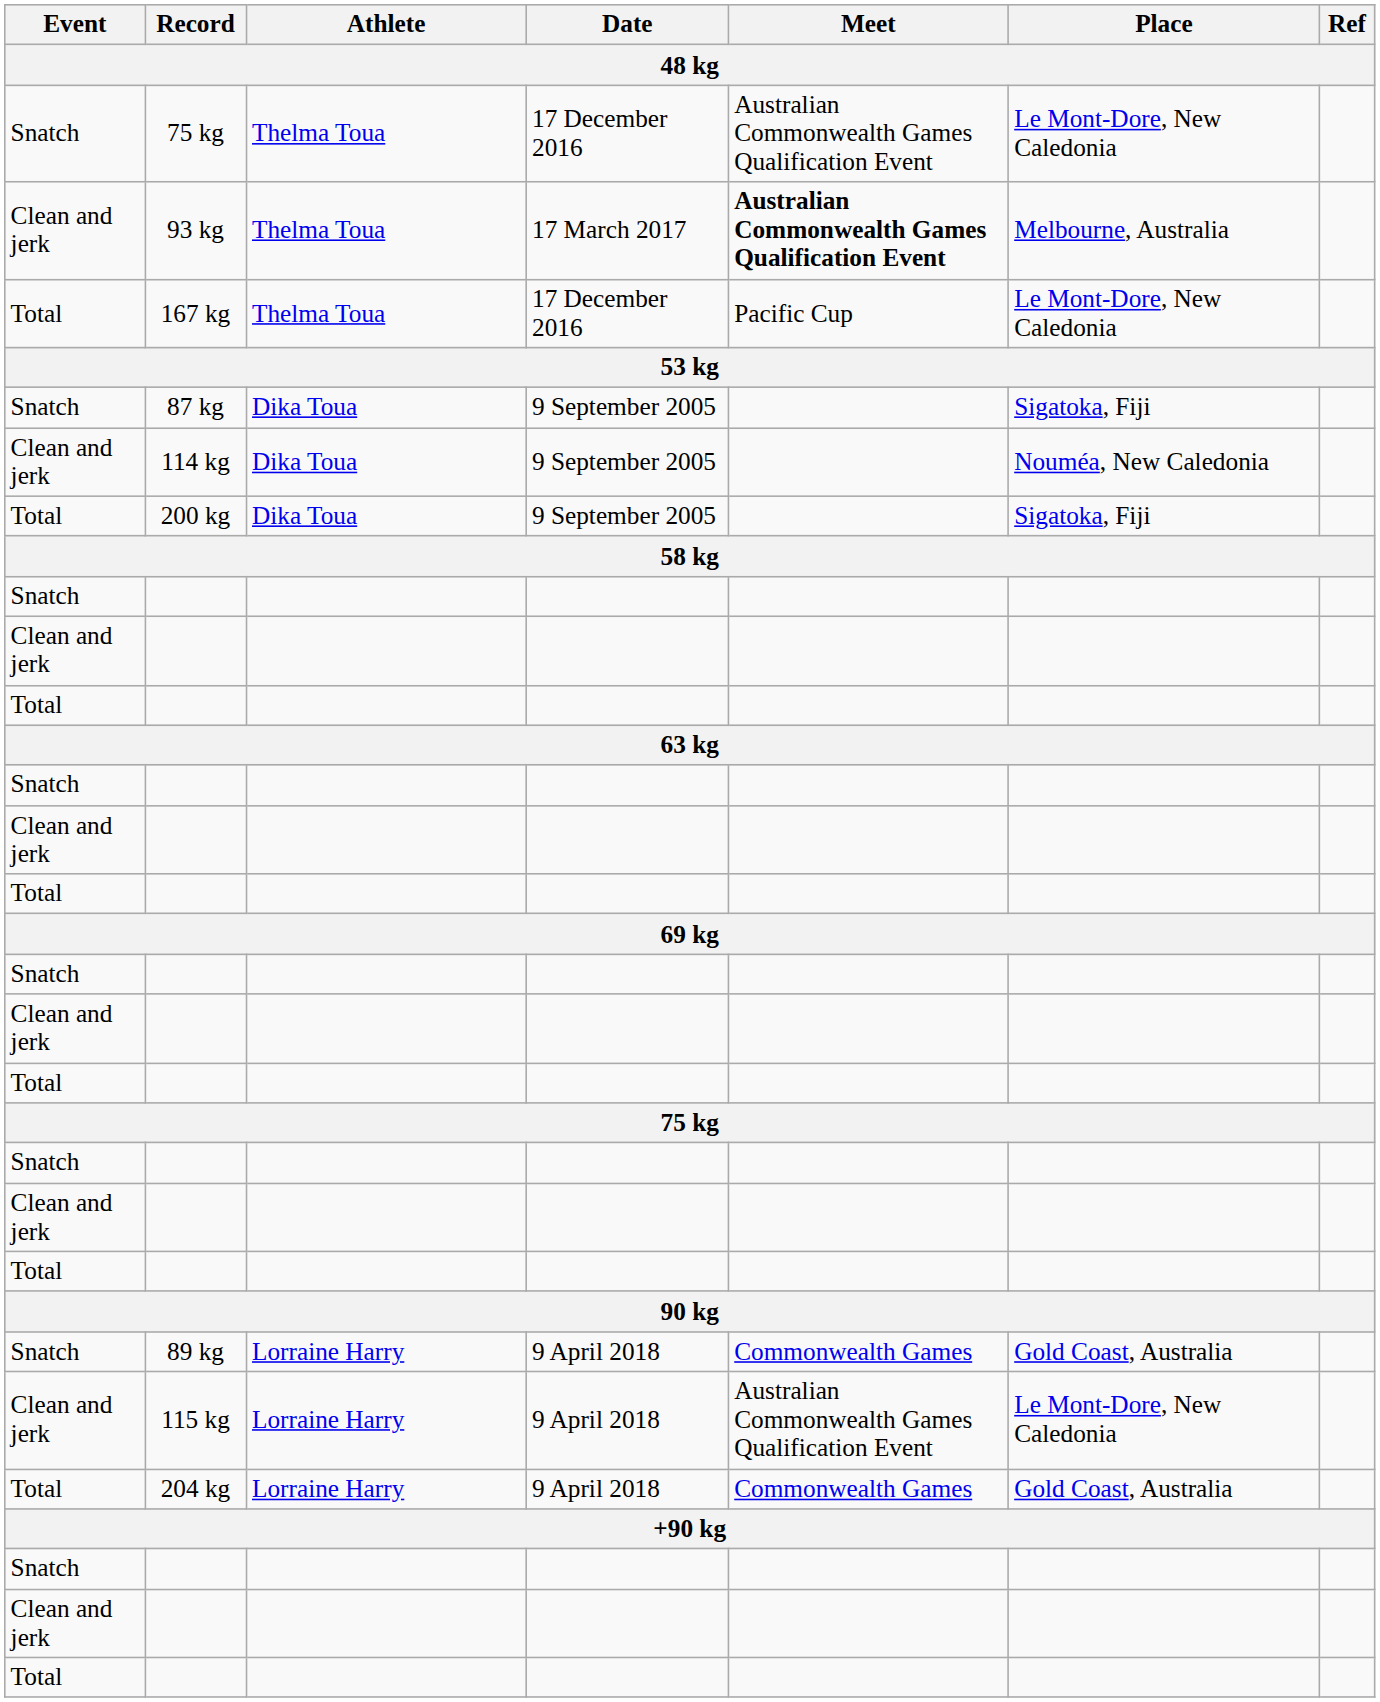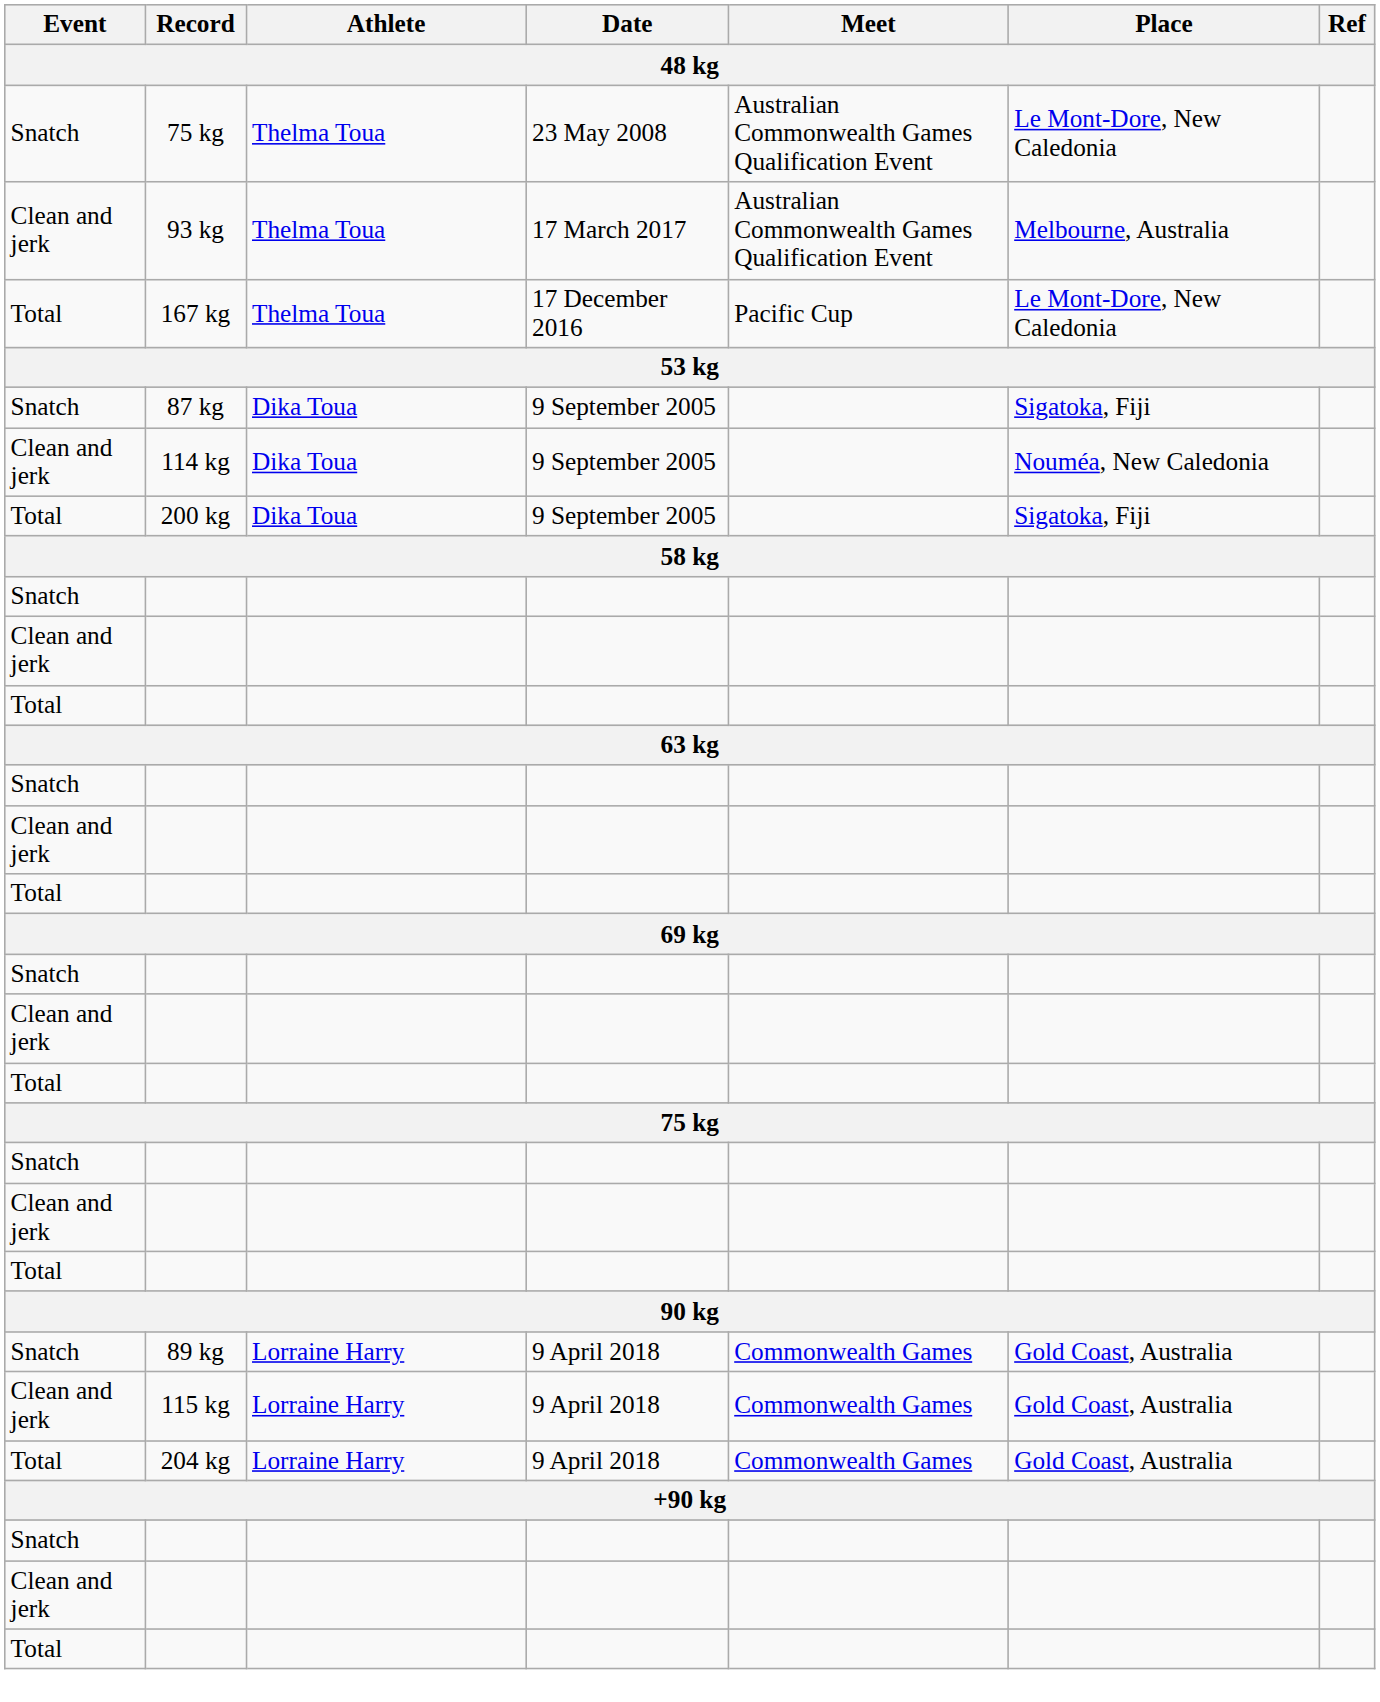(600, 133) 17 December 2016 -> (599, 133) 23 May 2008
(860, 230) bold -> (853, 230) normal
(853, 1419) Australian Commonwealth Games Qualification Event -> (853, 1405) Commonwealth Games
(1118, 1419) Le Mont-Dore, New Caledonia -> (1123, 1405) Gold Coast, Australia
